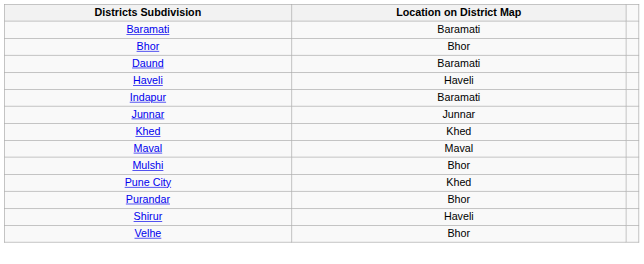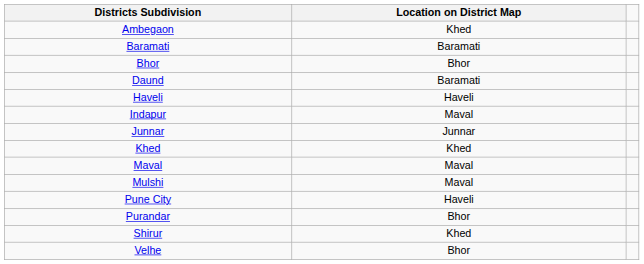+ row: (148, 30)
(459, 98) Baramati -> (459, 115) Maval
(459, 166) Bhor -> (459, 183) Maval
(459, 183) Khed -> (459, 200) Haveli
(459, 217) Haveli -> (459, 234) Khed
